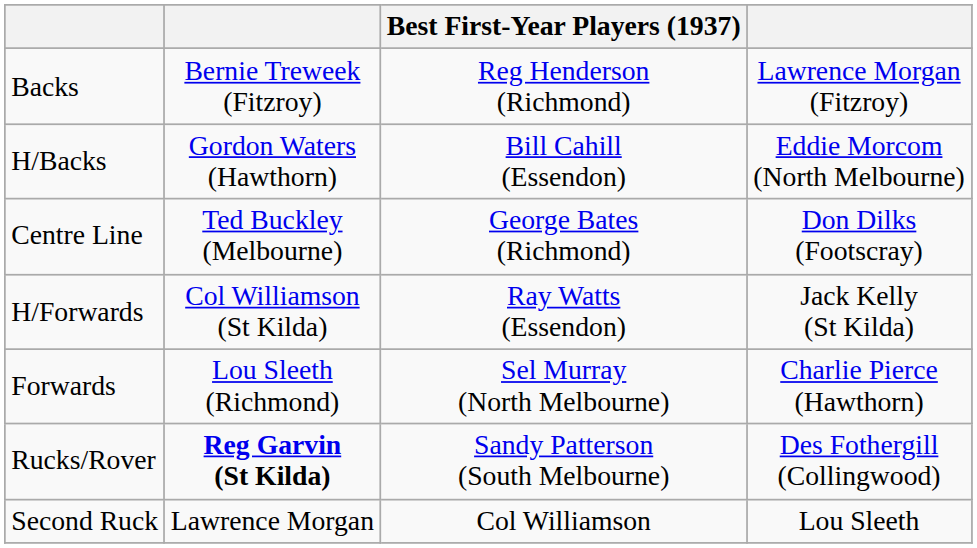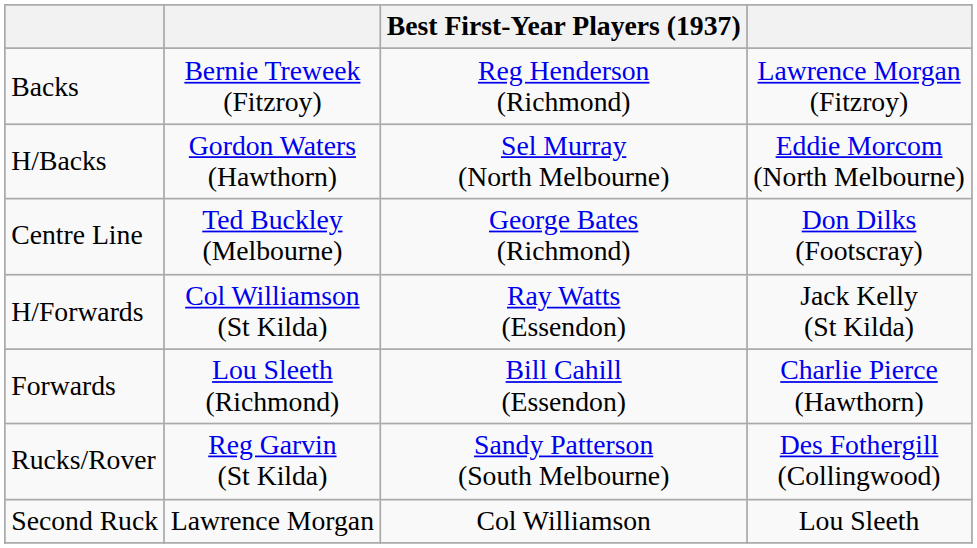(564, 160) Bill Cahill (Essendon) -> (564, 160) Sel Murray (North Melbourne)
(564, 386) Sel Murray (North Melbourne) -> (564, 386) Bill Cahill (Essendon)
(272, 461) bold -> (272, 461) normal
